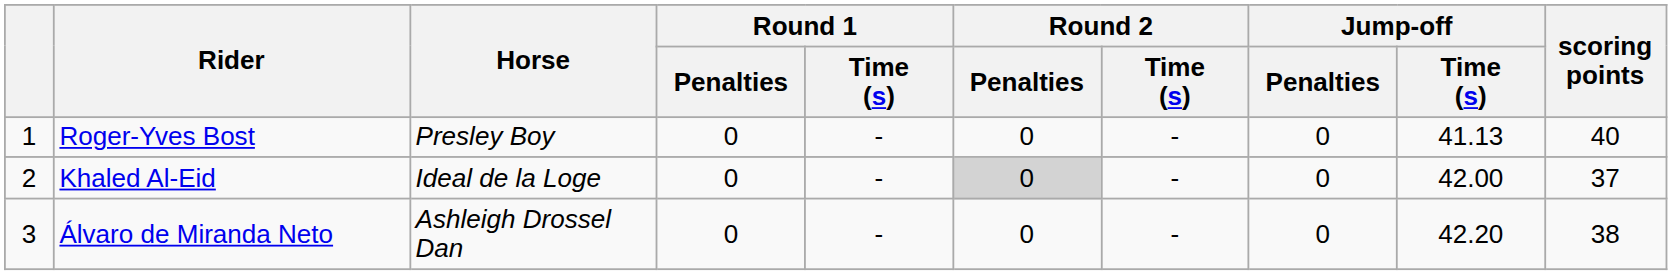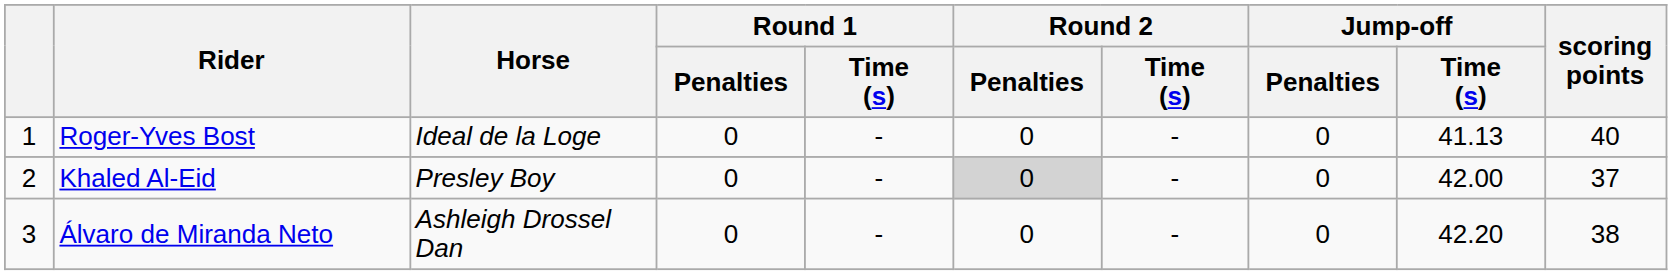(485, 137) Presley Boy -> (508, 137) Ideal de la Loge
(508, 178) Ideal de la Loge -> (485, 178) Presley Boy
